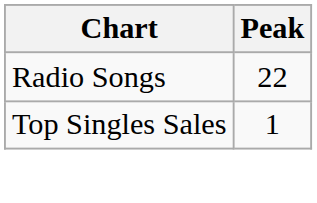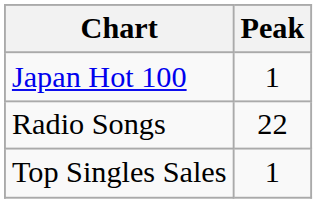+ row: (99, 76)
